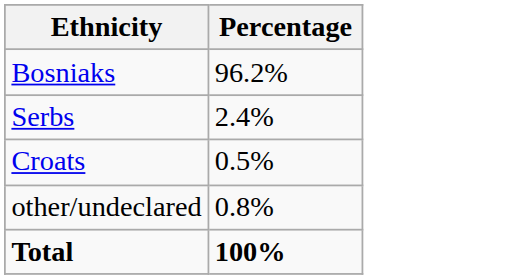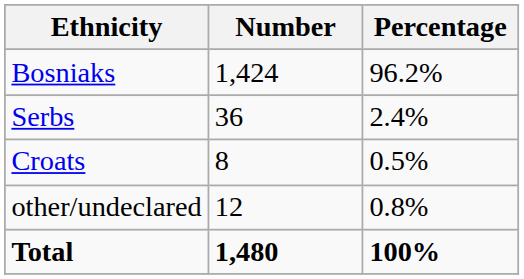+ column: (286, 26)
